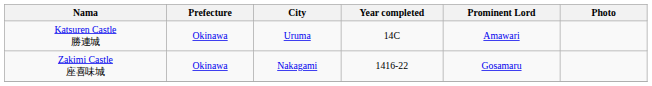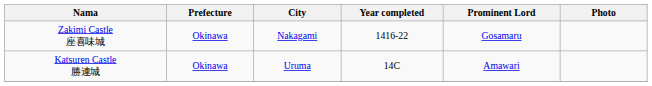rows swapped: (85, 65) <-> (85, 35)
